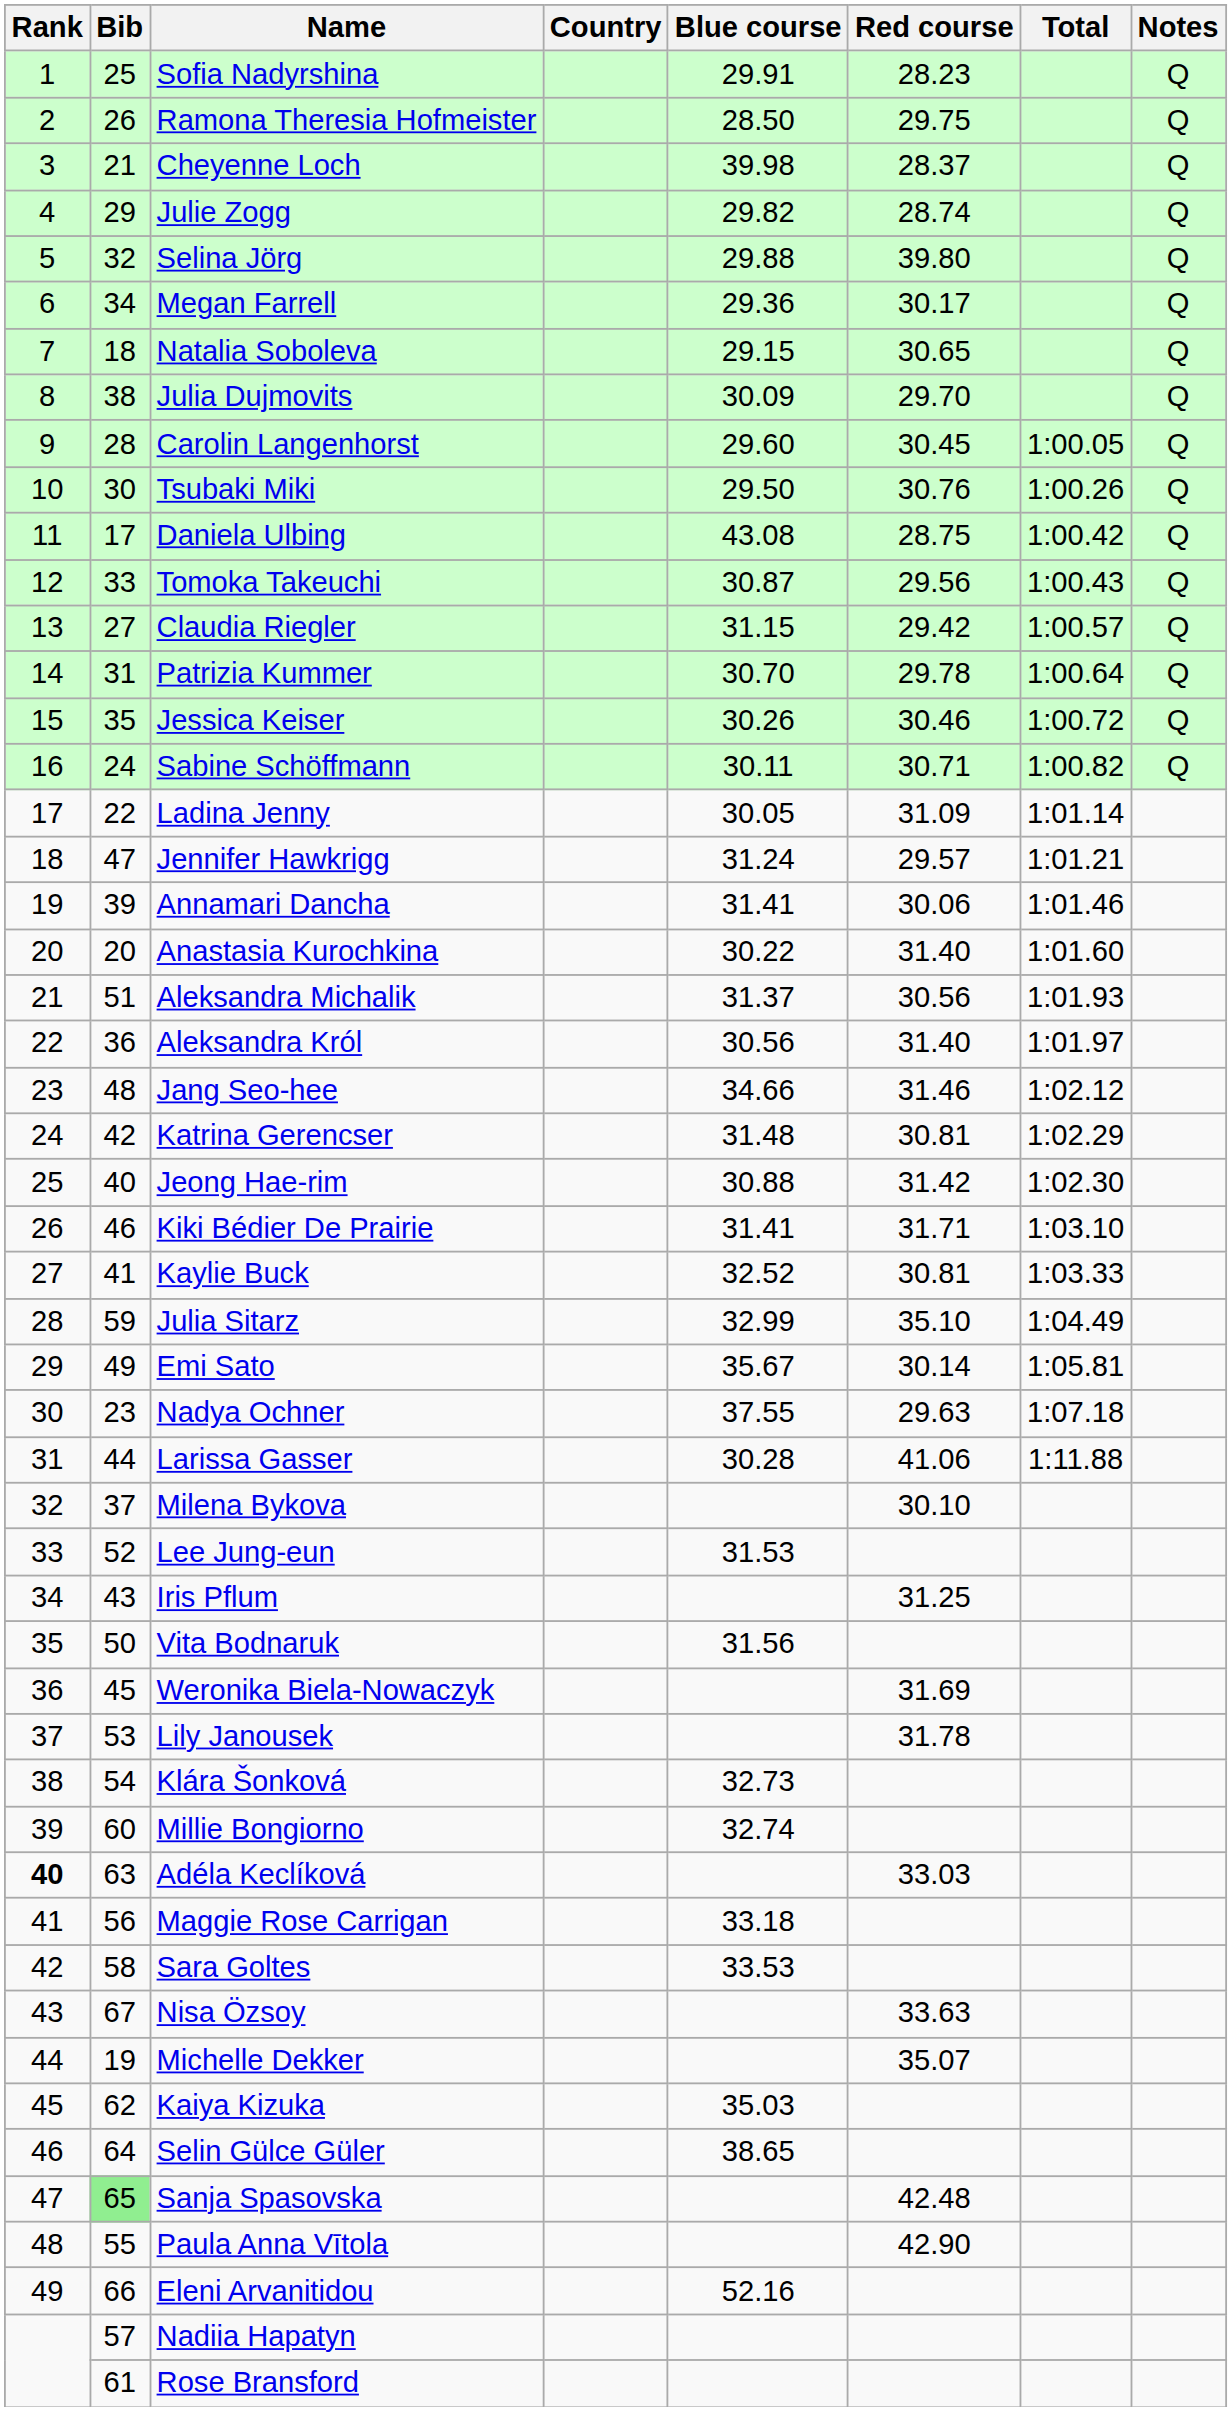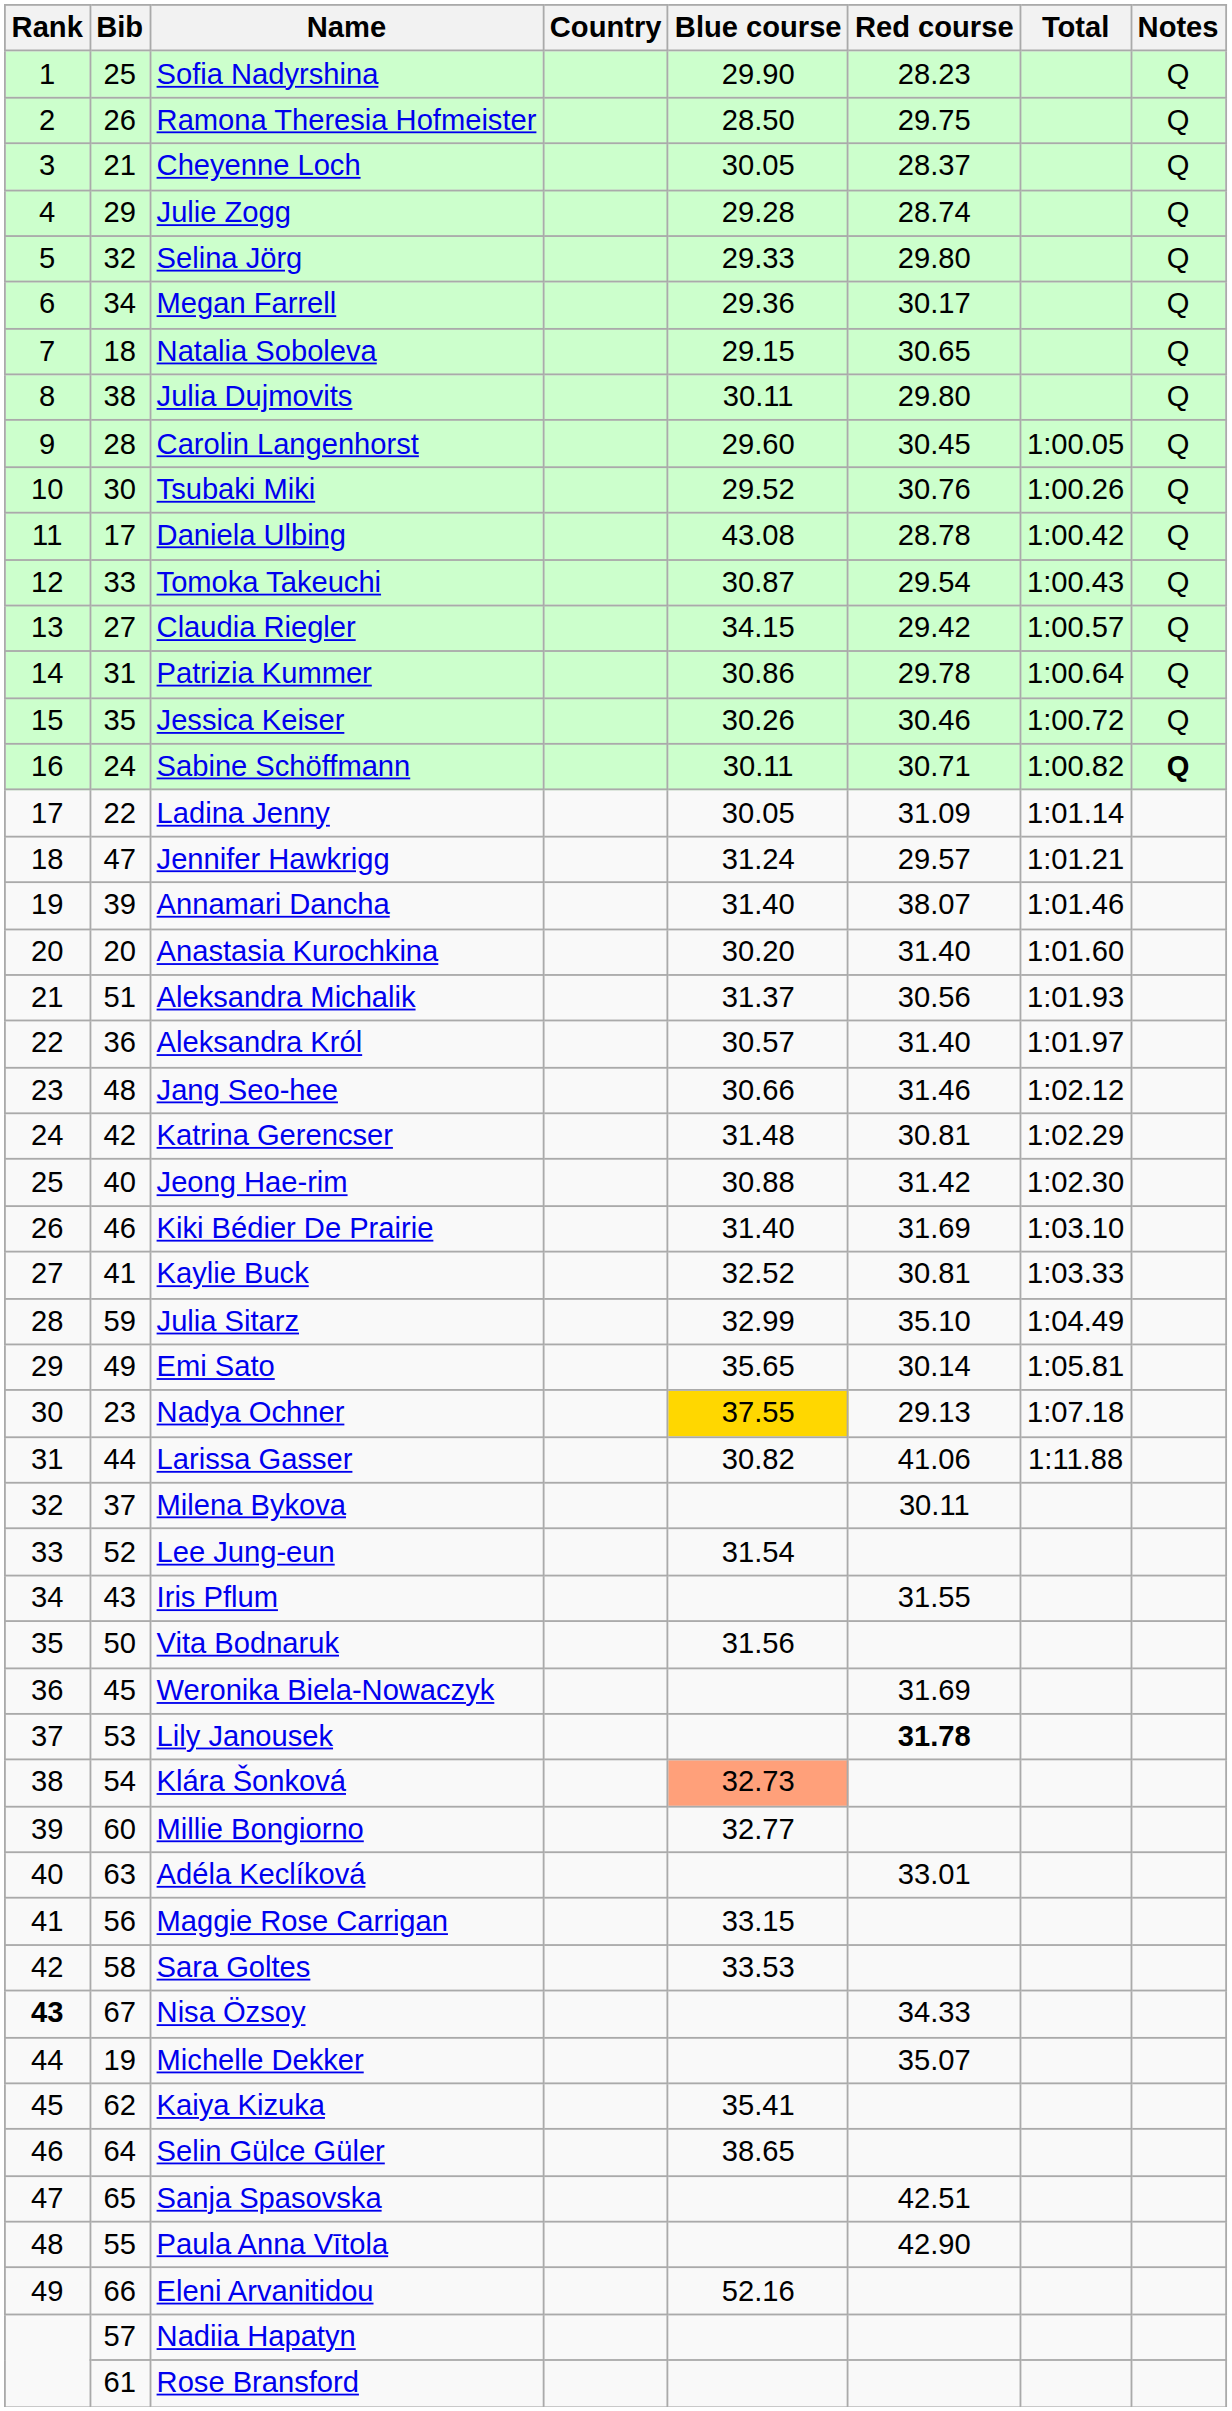(758, 73) 29.91 -> (758, 73) 29.90
(758, 166) 39.98 -> (758, 166) 30.05
(758, 212) 29.82 -> (758, 212) 29.28
(758, 258) 29.88 -> (758, 258) 29.33
(934, 258) 39.80 -> (934, 258) 29.80
(758, 397) 30.09 -> (758, 397) 30.11
(934, 397) 29.70 -> (934, 397) 29.80
(758, 489) 29.50 -> (758, 489) 29.52
(934, 535) 28.75 -> (934, 535) 28.78
(934, 581) 29.56 -> (934, 581) 29.54
(758, 627) 31.15 -> (758, 627) 34.15
(758, 674) 30.70 -> (758, 674) 30.86
(1178, 766) normal -> (1178, 766) bold
(758, 905) 31.41 -> (758, 905) 31.40
(934, 905) 30.06 -> (934, 905) 38.07
(758, 951) 30.22 -> (758, 951) 30.20
(758, 1043) 30.56 -> (758, 1043) 30.57
(758, 1089) 34.66 -> (758, 1089) 30.66
(758, 1228) 31.41 -> (758, 1228) 31.40
(934, 1228) 31.71 -> (934, 1228) 31.69
(758, 1366) 35.67 -> (758, 1366) 35.65
(758, 1413) no background -> (758, 1413) gold background
(934, 1413) 29.63 -> (934, 1413) 29.13
(758, 1459) 30.28 -> (758, 1459) 30.82
(934, 1505) 30.10 -> (934, 1505) 30.11
(758, 1551) 31.53 -> (758, 1551) 31.54
(934, 1597) 31.25 -> (934, 1597) 31.55
(934, 1736) normal -> (934, 1736) bold
(758, 1782) no background -> (758, 1782) lightsalmon background
(758, 1828) 32.74 -> (758, 1828) 32.77
(47, 1874) bold -> (47, 1874) normal
(934, 1874) 33.03 -> (934, 1874) 33.01
(758, 1921) 33.18 -> (758, 1921) 33.15
(47, 2013) normal -> (47, 2013) bold
(934, 2013) 33.63 -> (934, 2013) 34.33
(758, 2105) 35.03 -> (758, 2105) 35.41
(120, 2198) lightgreen background -> (120, 2198) no background
(934, 2198) 42.48 -> (934, 2198) 42.51
